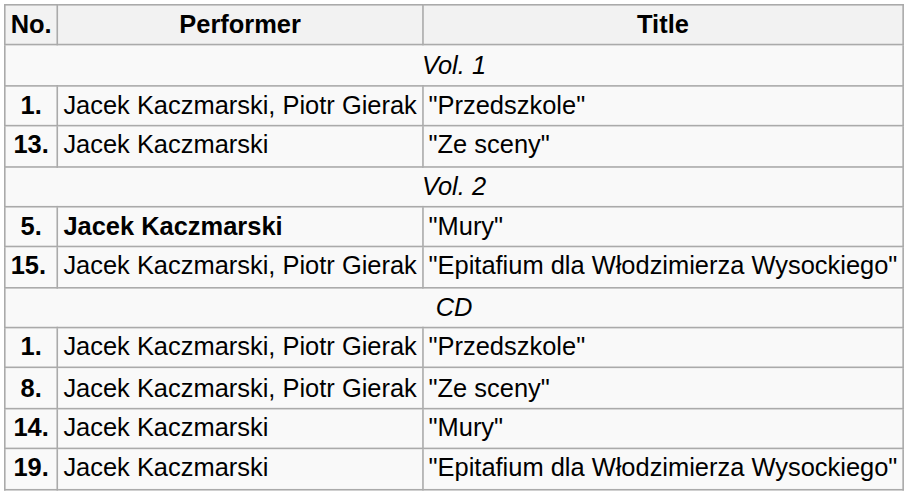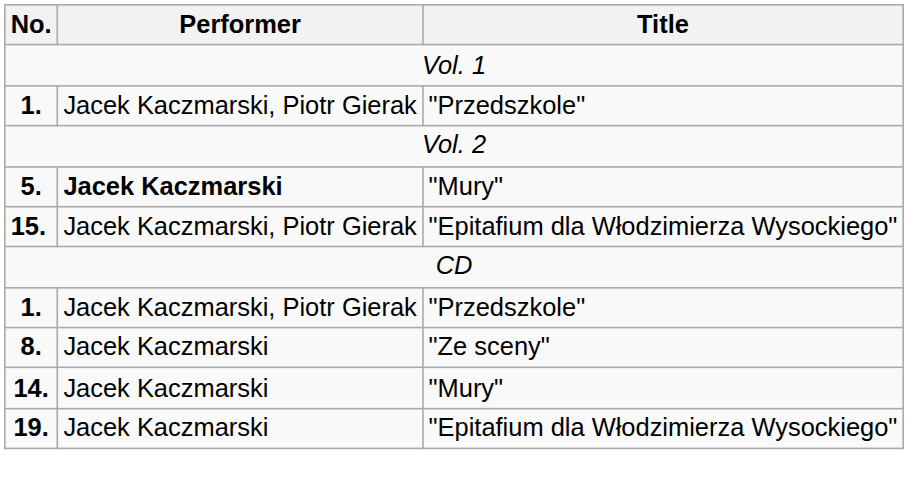- row: (31, 145)
(240, 387) Jacek Kaczmarski, Piotr Gierak -> (166, 347) Jacek Kaczmarski
